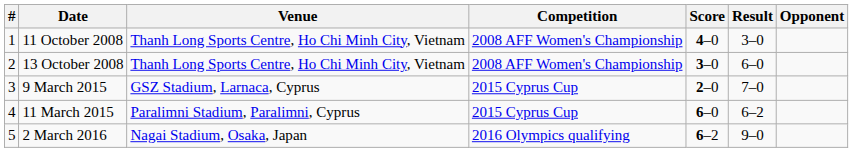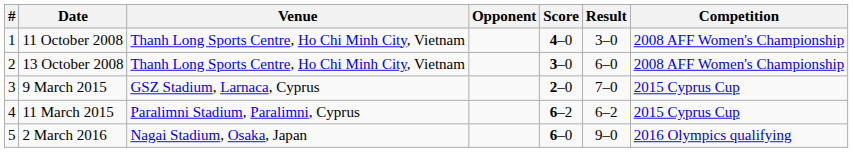columns swapped: (812, 16) <-> (577, 16)
(707, 111) 6–0 -> (561, 111) 6–2
(707, 135) 6–2 -> (561, 135) 6–0
